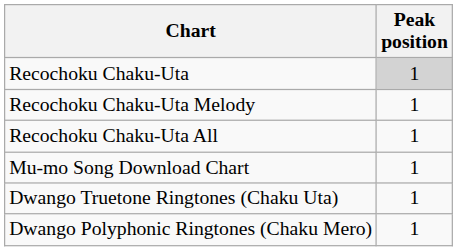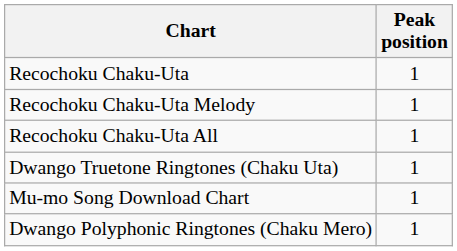(415, 73) lightgrey background -> (415, 73) no background
rows swapped: (129, 167) <-> (174, 198)
